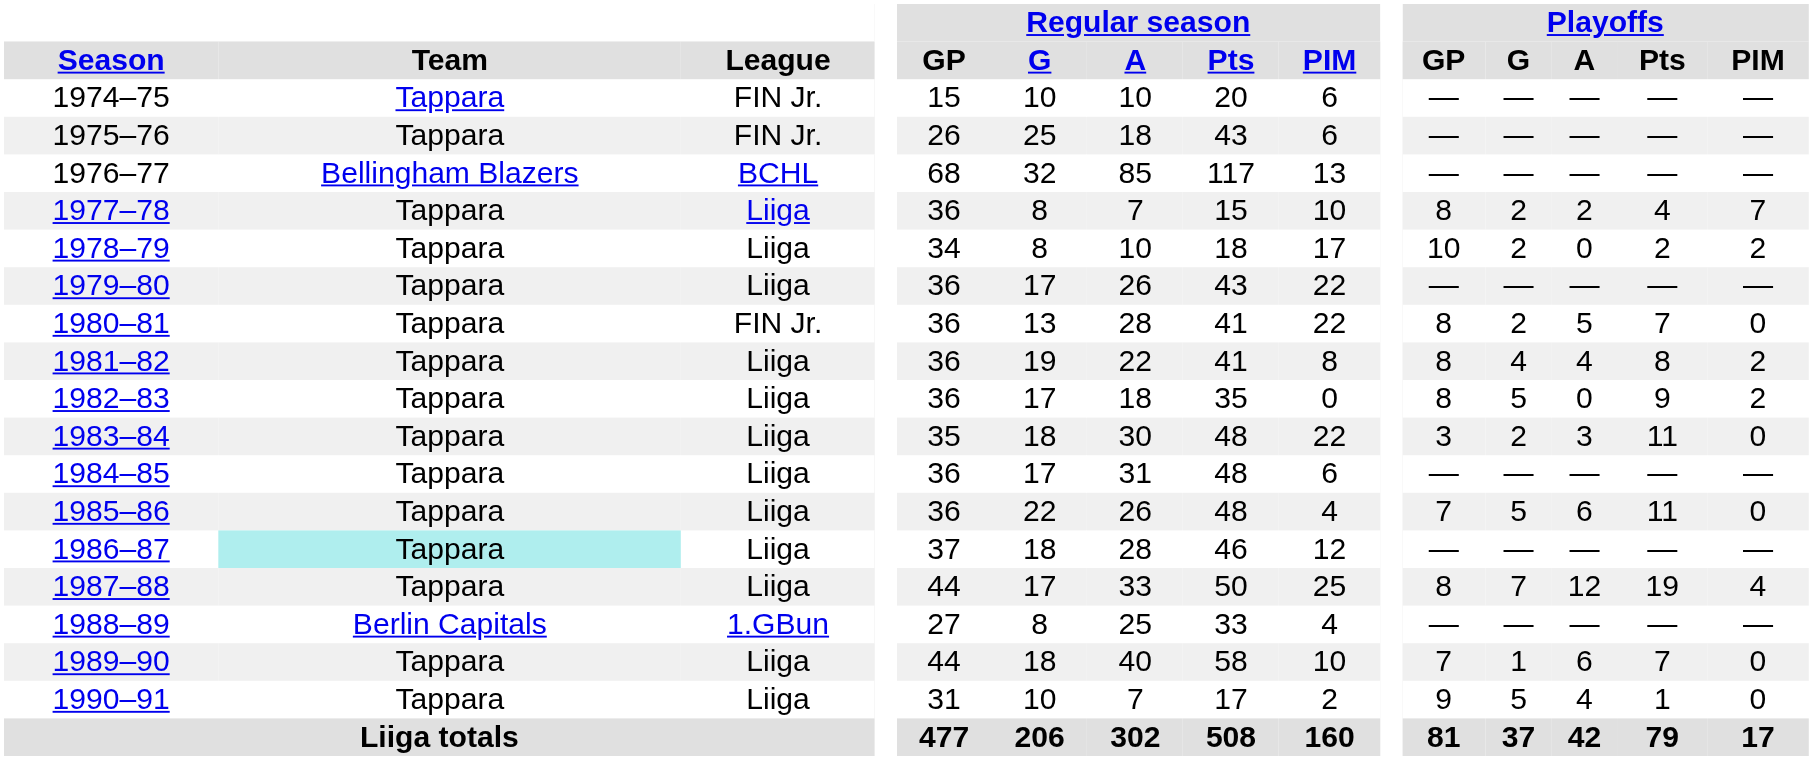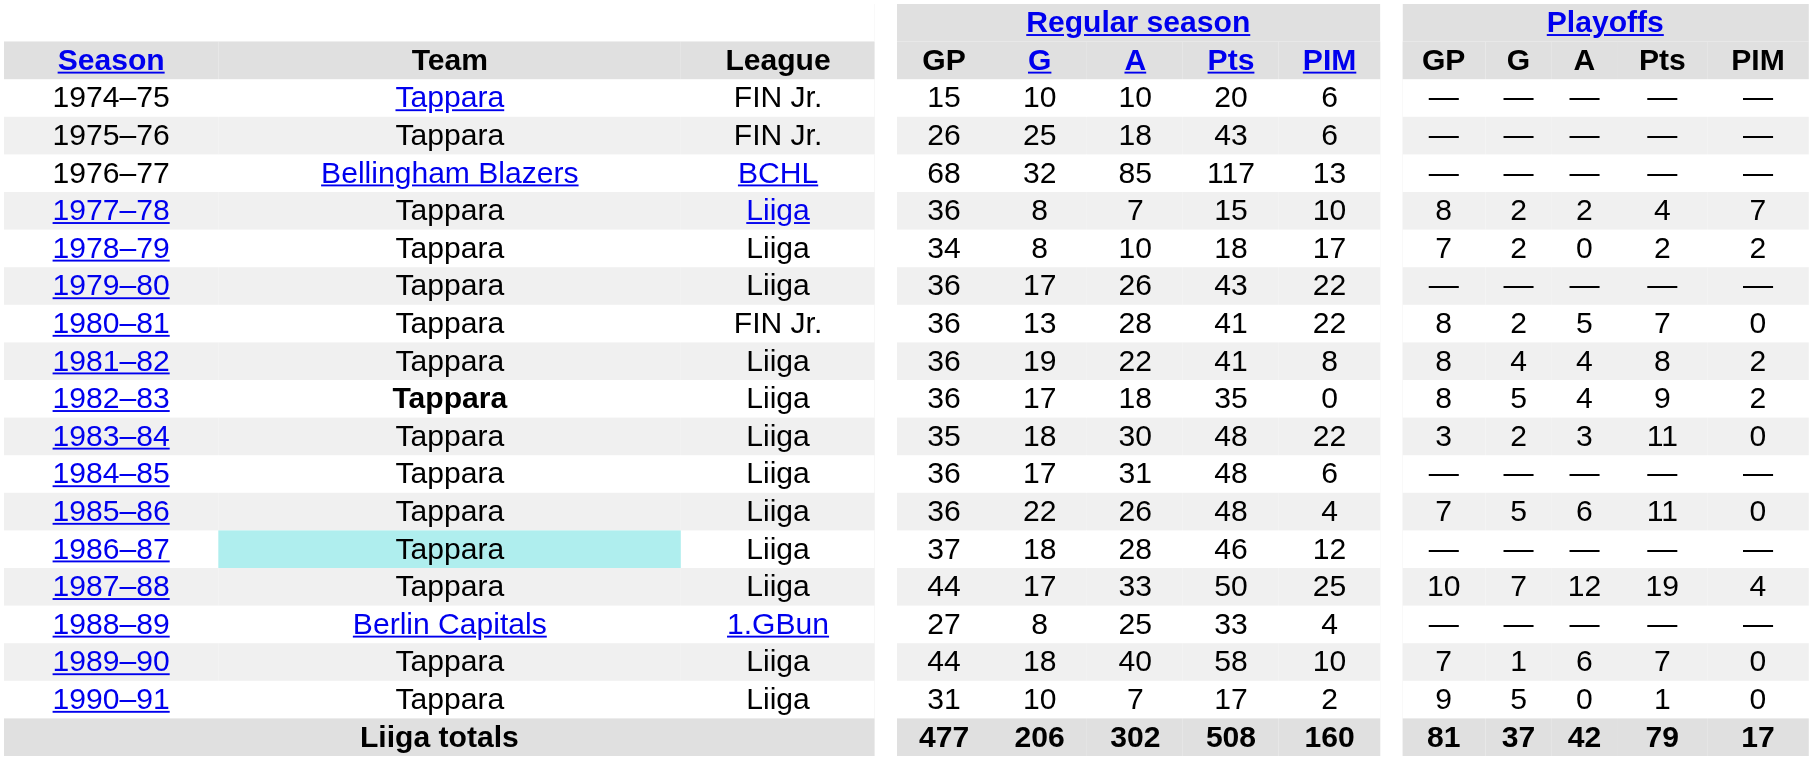(1444, 247) 10 -> (1444, 247) 7
(450, 398) normal -> (450, 398) bold
(1584, 398) 0 -> (1584, 398) 4
(1444, 586) 8 -> (1444, 586) 10
(1584, 699) 4 -> (1584, 699) 0
